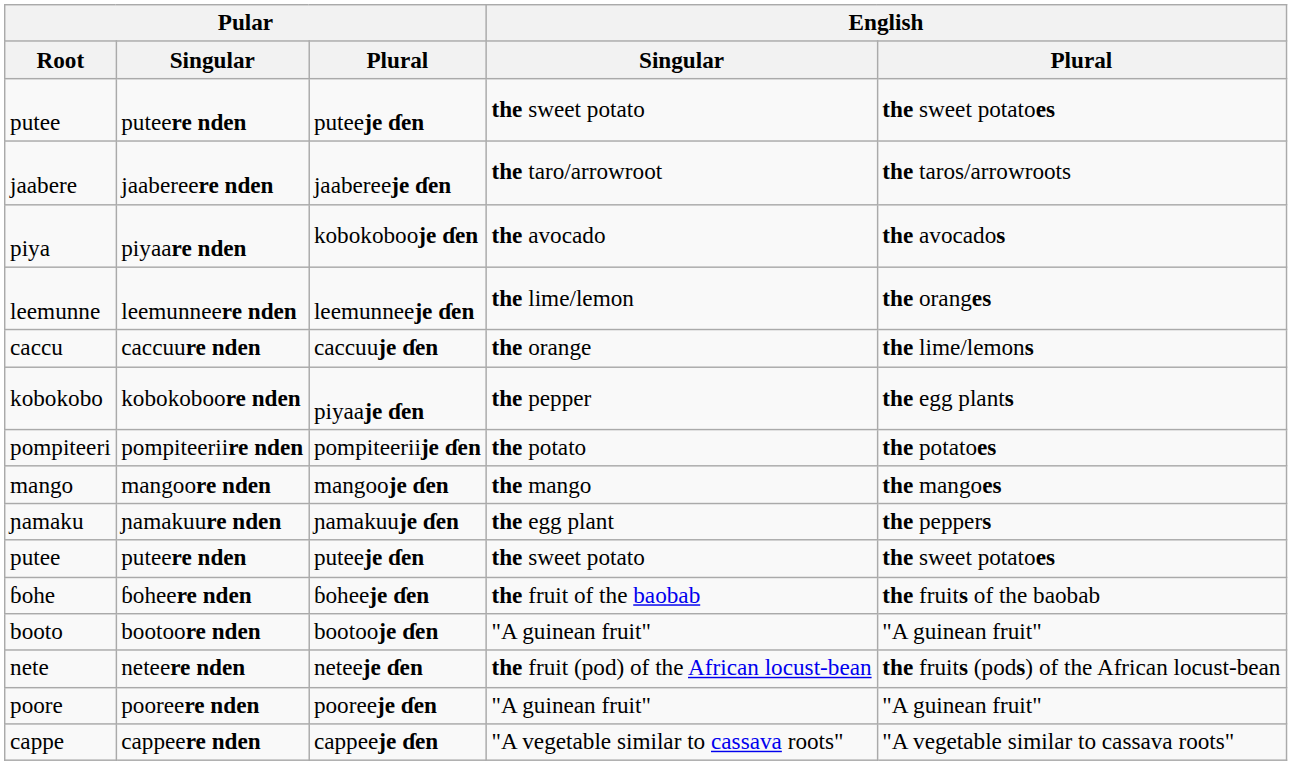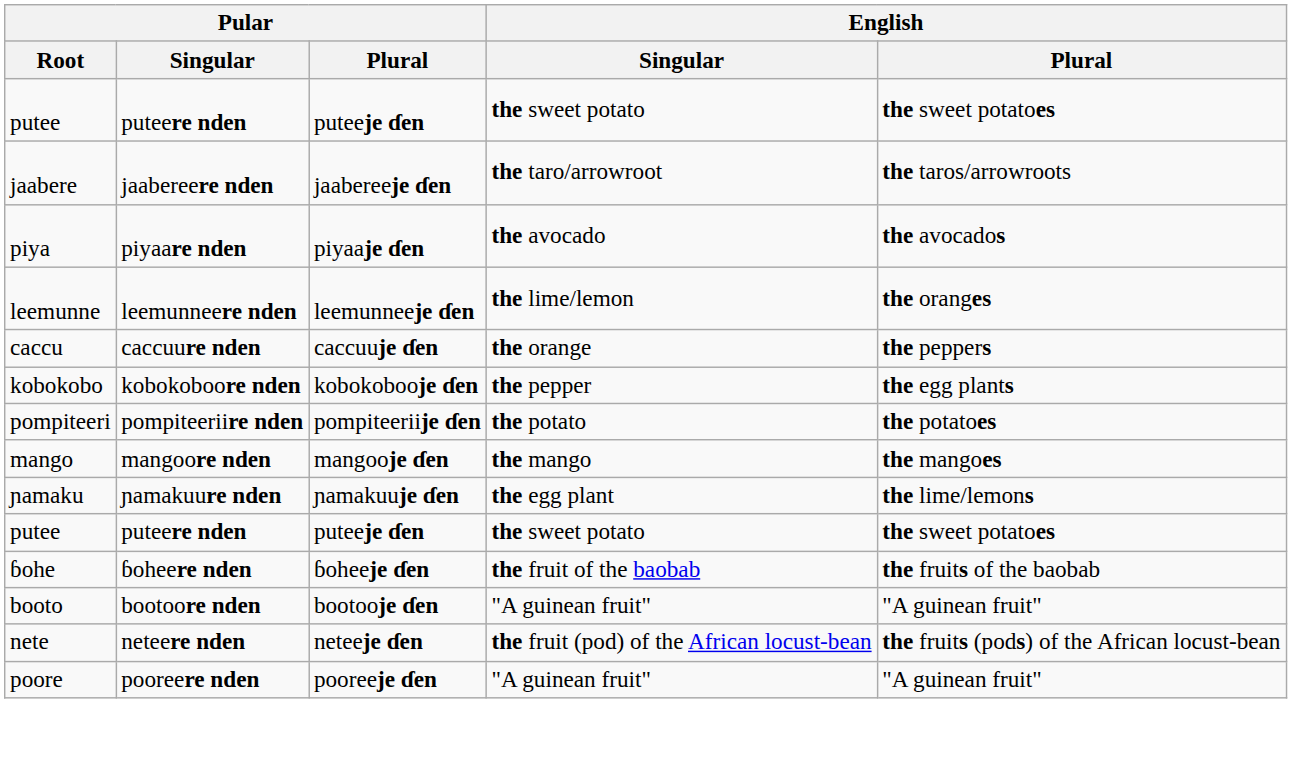(396, 235) kobokobooje ɗen -> (369, 248) piyaaje ɗen
(958, 348) the lime/lemons -> (937, 348) the peppers
(369, 410) piyaaje ɗen -> (396, 384) kobokobooje ɗen
(937, 521) the peppers -> (958, 495) the lime/lemons
- row: (37, 742)
